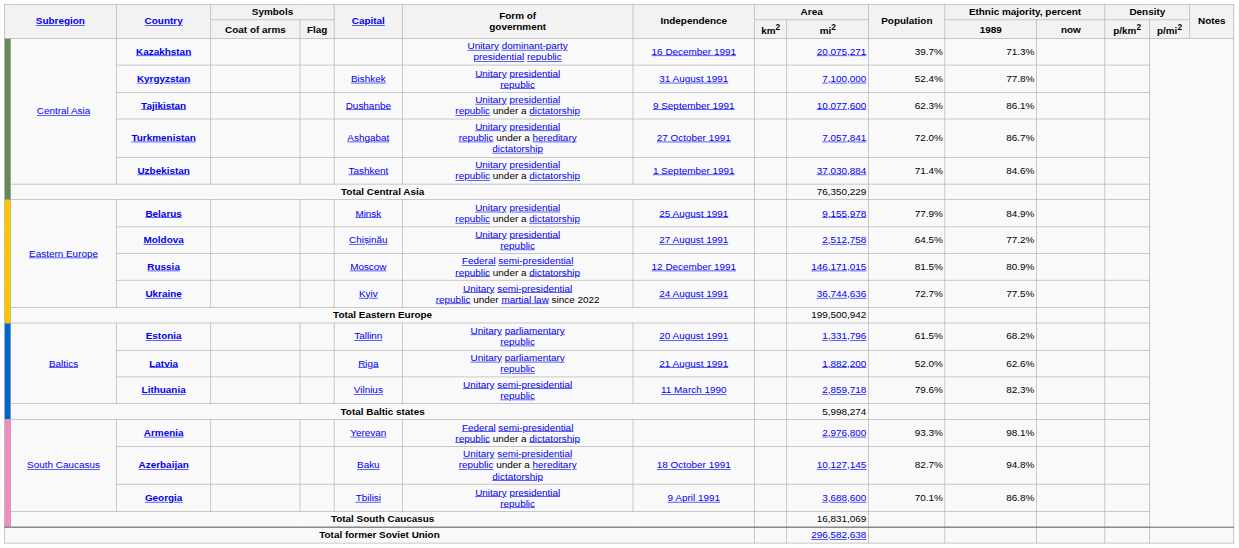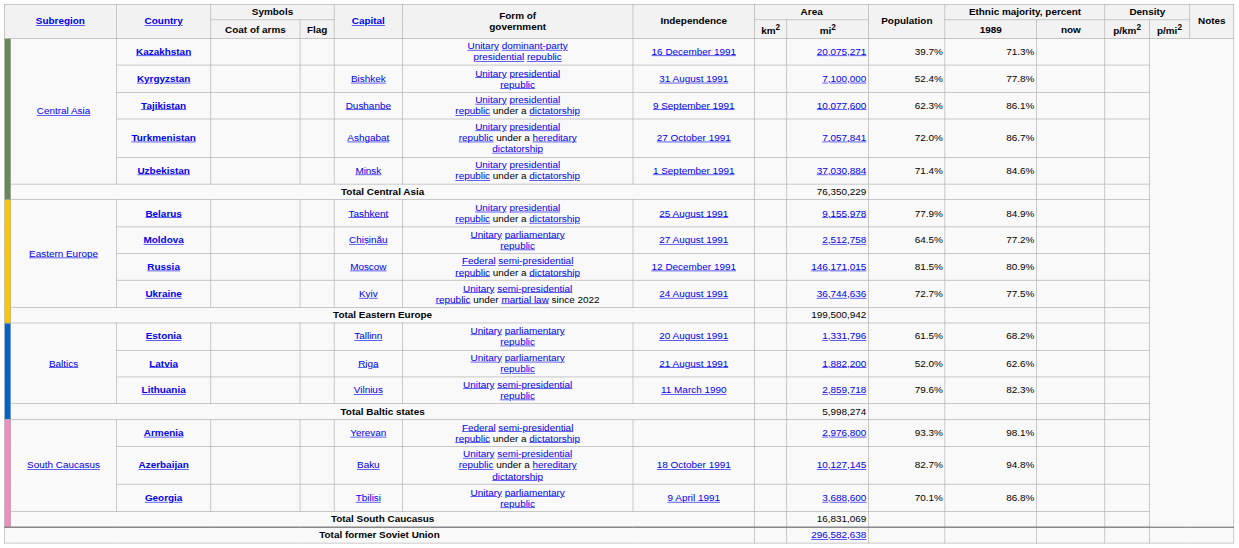(368, 170) Tashkent -> (368, 170) Minsk
(368, 213) Minsk -> (368, 213) Tashkent
(518, 240) Unitary presidential republic -> (518, 240) Unitary parliamentary republic
(518, 498) Unitary presidential republic -> (518, 498) Unitary parliamentary republic
